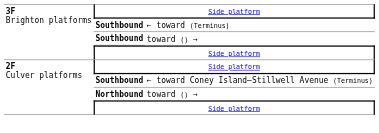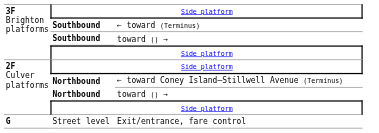(119, 81) Southbound -> (76, 81) Northbound
+ row: (8, 121)
